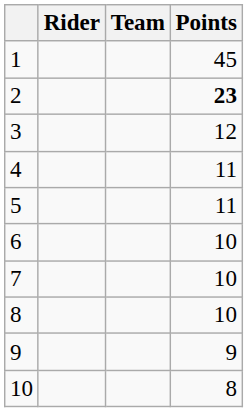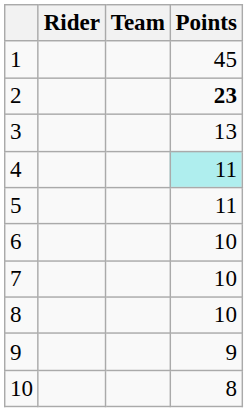(225, 132) 12 -> (225, 132) 13
(226, 168) no background -> (226, 168) paleturquoise background
